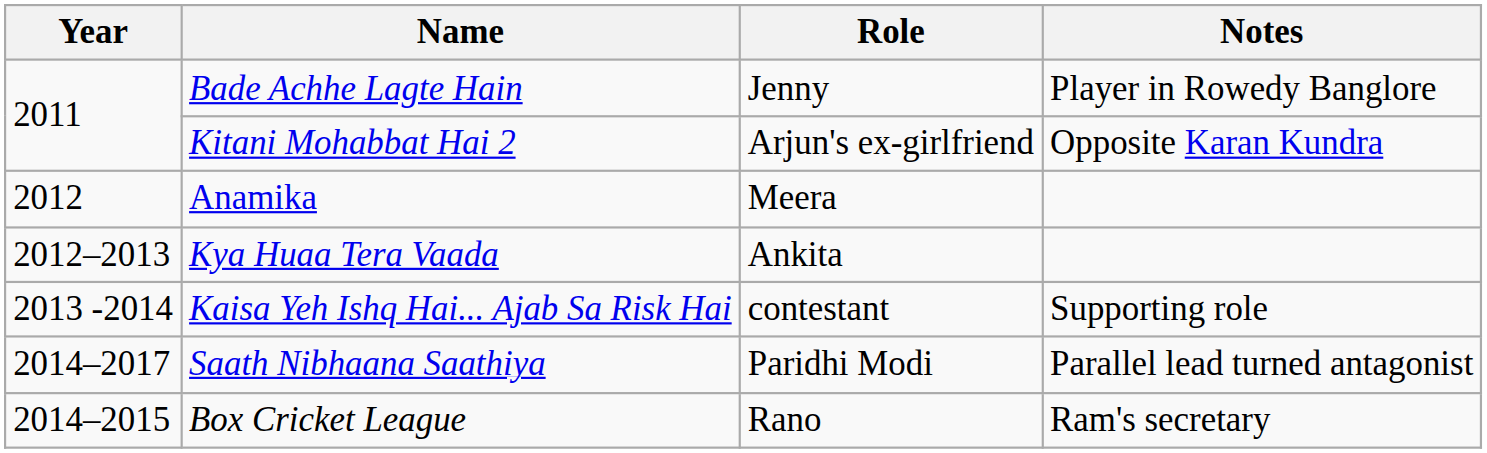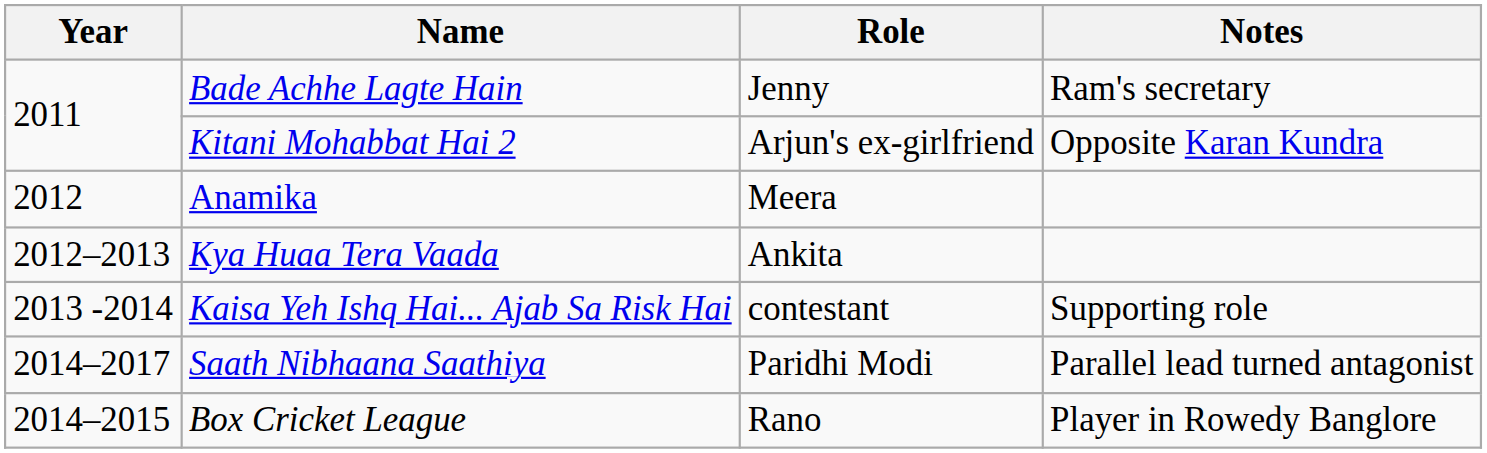(1243, 87) Player in Rowedy Banglore -> (1160, 87) Ram's secretary
(1160, 419) Ram's secretary -> (1243, 419) Player in Rowedy Banglore
